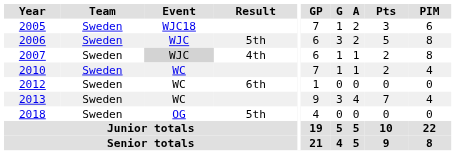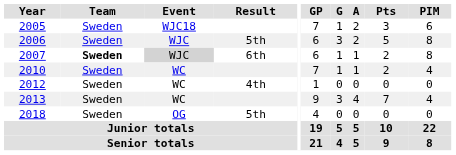(102, 55) normal -> (102, 55) bold
(256, 55) 4th -> (256, 55) 6th
(256, 84) 6th -> (256, 84) 4th
